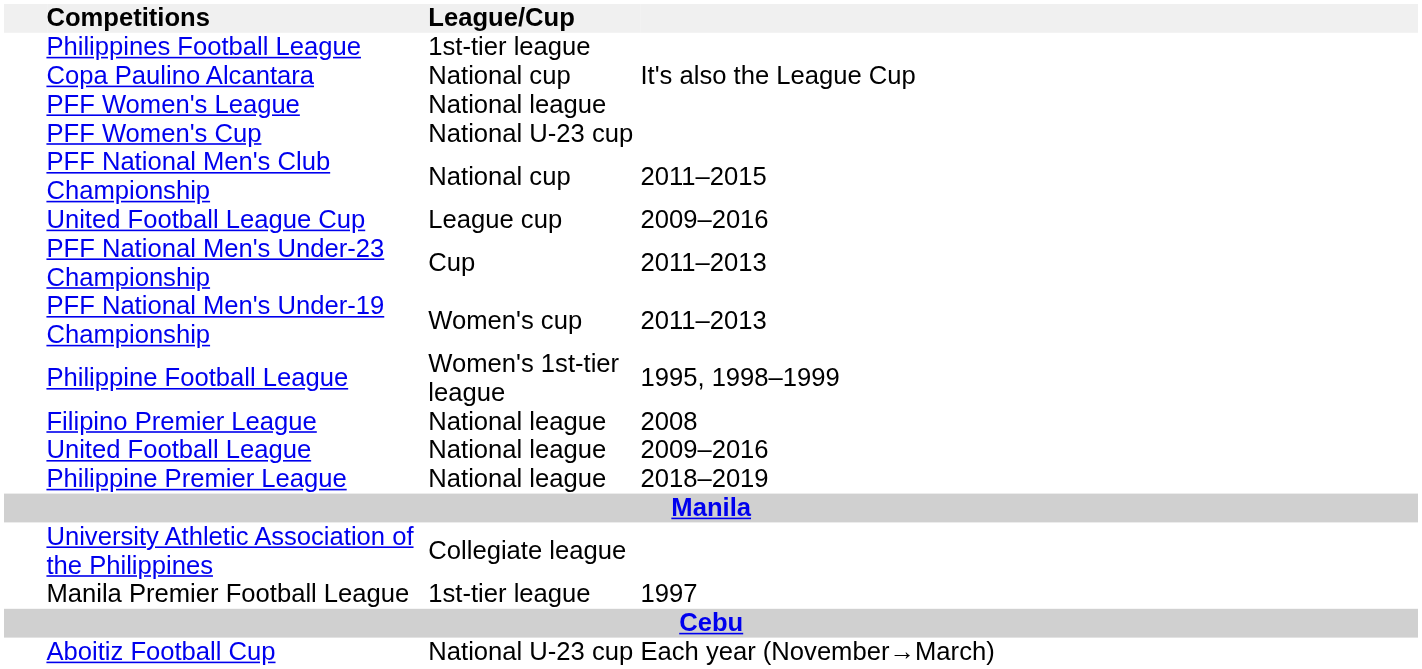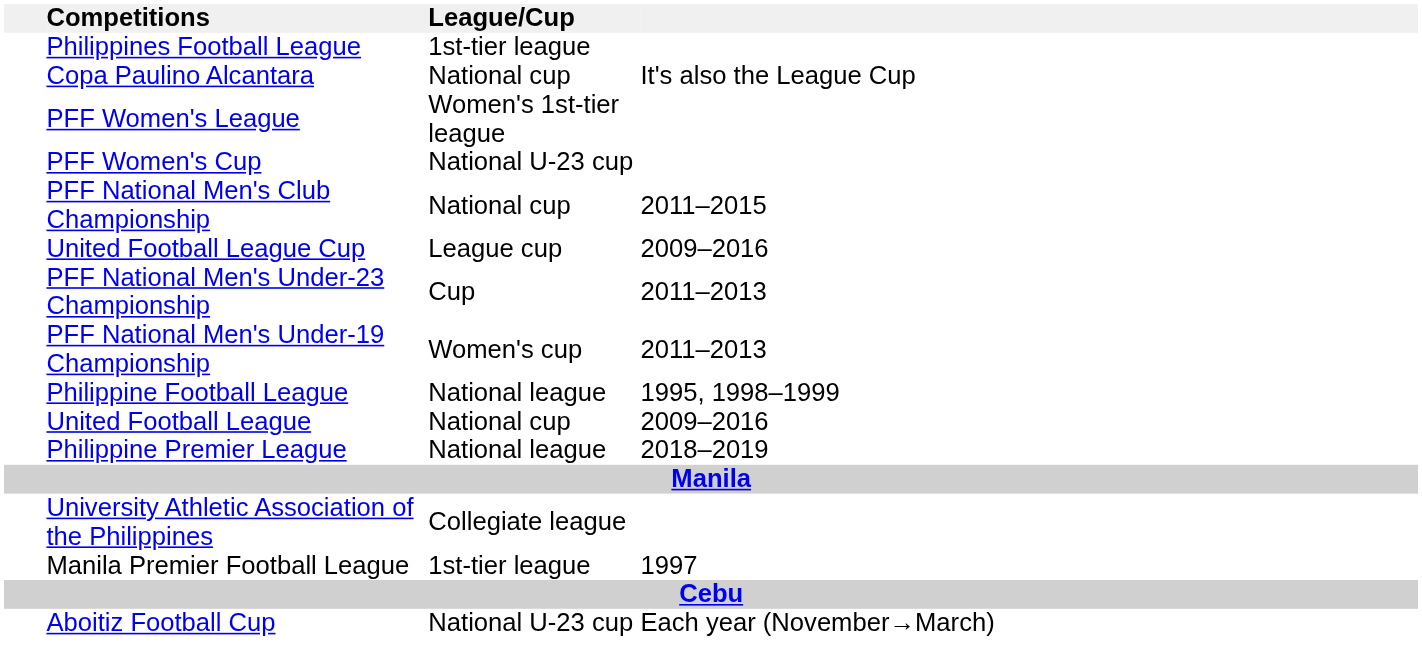(517, 104) National league -> (524, 118) Women's 1st-tier league
(524, 378) Women's 1st-tier league -> (517, 392) National league
- row: (182, 421)
(517, 450) National league -> (499, 421) National cup
